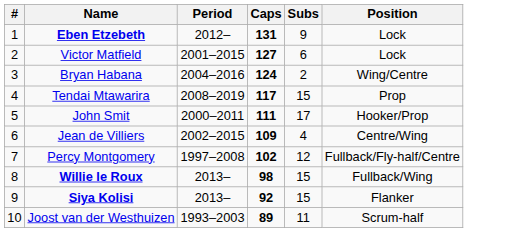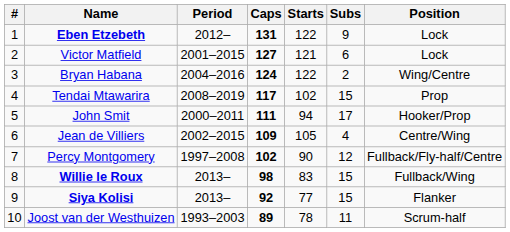+ column: (306, 14)
